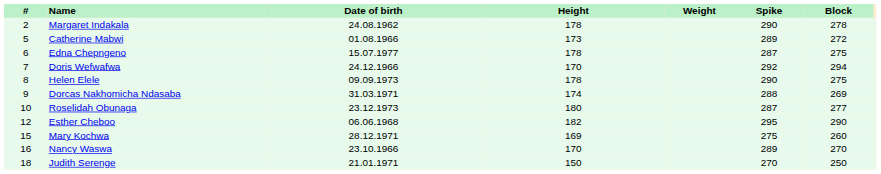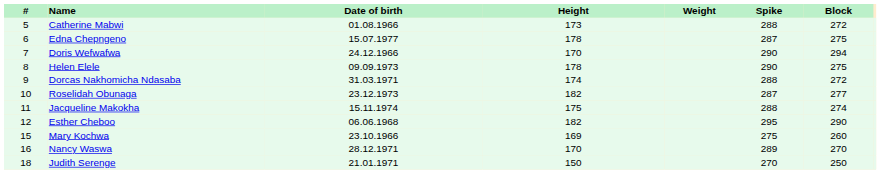- row: (89, 25)
(769, 38) 289 -> (769, 25) 288
(769, 66) 292 -> (769, 52) 290
(839, 94) 269 -> (839, 80) 272
(573, 108) 180 -> (573, 94) 182
+ row: (94, 107)
(373, 135) 28.12.1971 -> (373, 135) 23.10.1966
(373, 149) 23.10.1966 -> (373, 149) 28.12.1971
